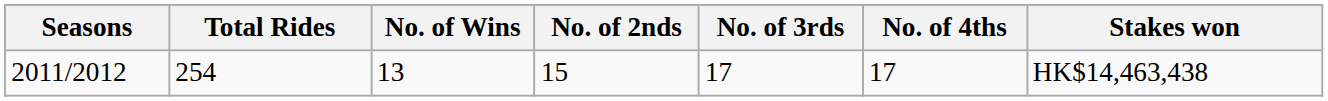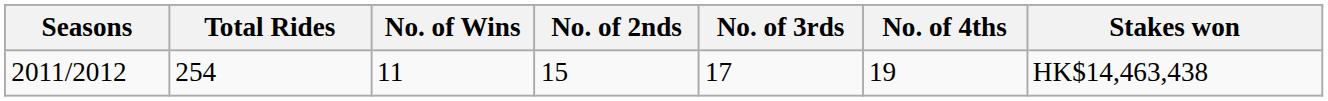(391, 72) 13 -> (390, 72) 11
(883, 72) 17 -> (883, 72) 19
